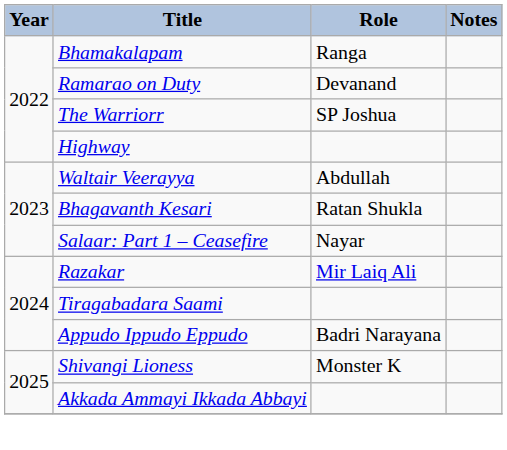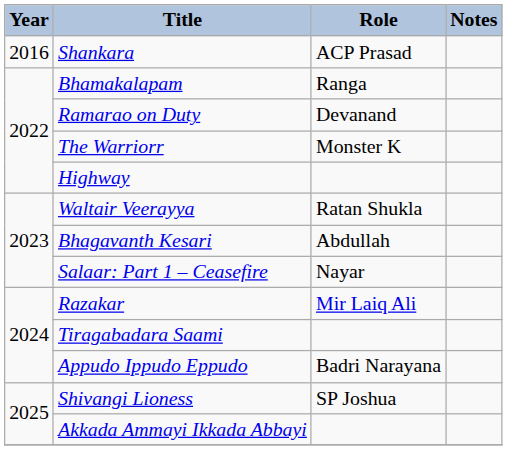+ row: (96, 51)
(356, 114) SP Joshua -> (359, 146) Monster K
(353, 177) Abdullah -> (369, 209) Ratan Shukla
(369, 209) Ratan Shukla -> (353, 240) Abdullah
(359, 366) Monster K -> (356, 397) SP Joshua
